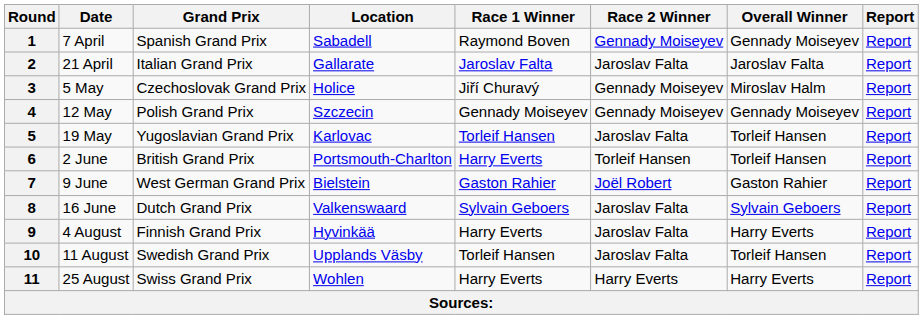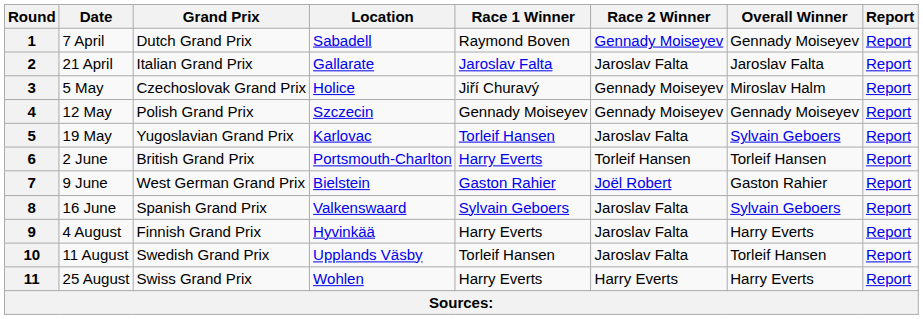(202, 40) Spanish Grand Prix -> (194, 40) Dutch Grand Prix
(778, 136) Torleif Hansen -> (785, 136) Sylvain Geboers
(194, 207) Dutch Grand Prix -> (202, 207) Spanish Grand Prix
